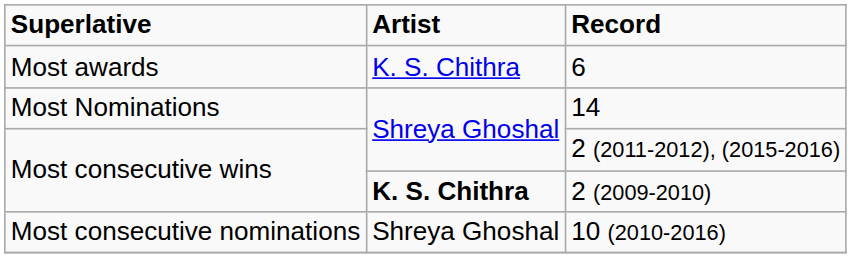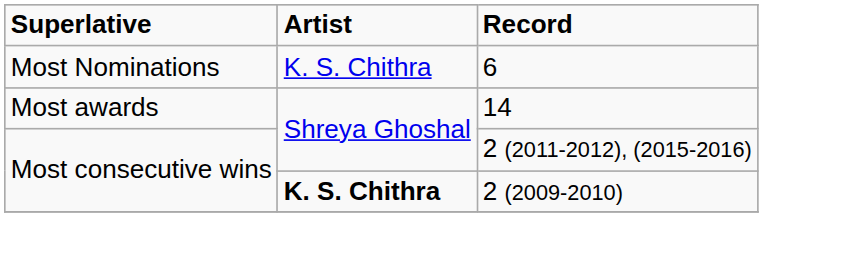(85, 66) Most awards -> (115, 66) Most Nominations
(115, 107) Most Nominations -> (85, 107) Most awards
- row: (649, 231)
